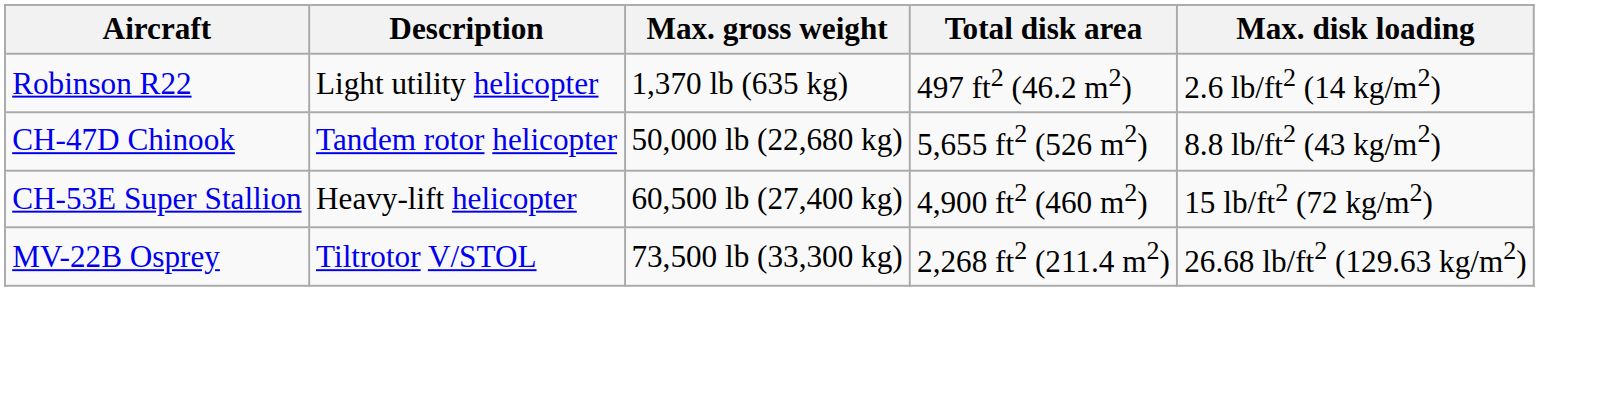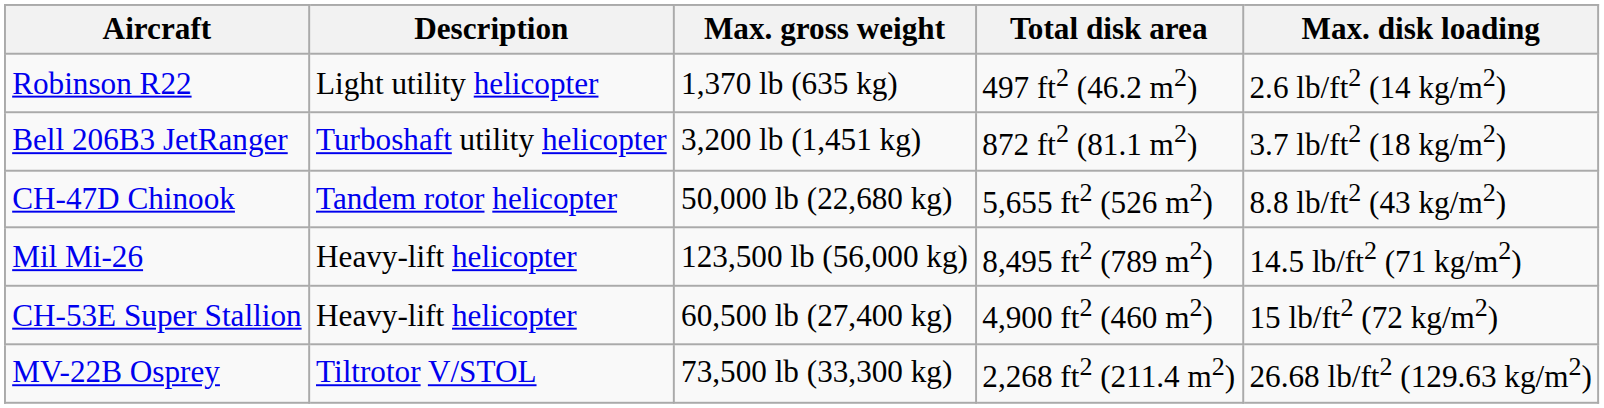+ row: (150, 140)
+ row: (78, 256)
